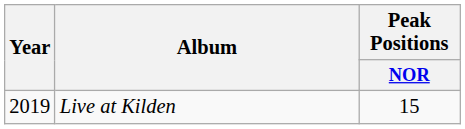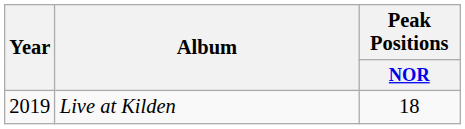(409, 106) 15 -> (409, 106) 18
